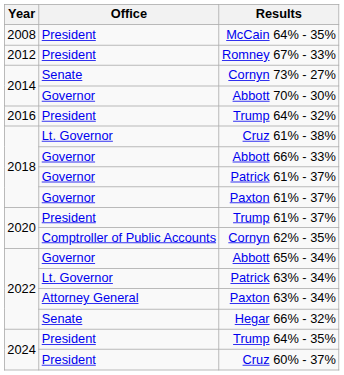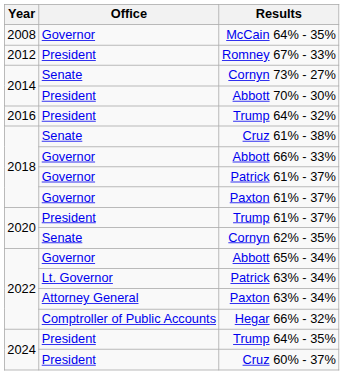(69, 34) President -> (68, 34) Governor
(68, 95) Governor -> (69, 95) President
(77, 136) Lt. Governor -> (62, 136) Senate
(129, 237) Comptroller of Public Accounts -> (62, 237) Senate
(62, 319) Senate -> (129, 319) Comptroller of Public Accounts
